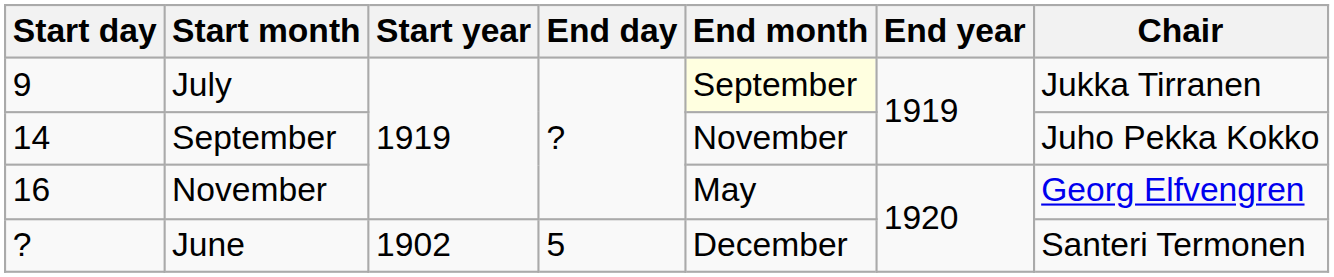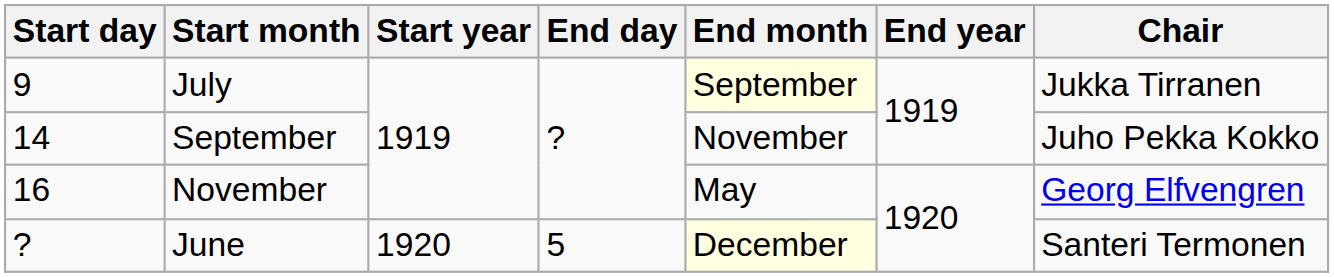(413, 244) 1902 -> (413, 244) 1920
(770, 244) no background -> (770, 244) lightyellow background
